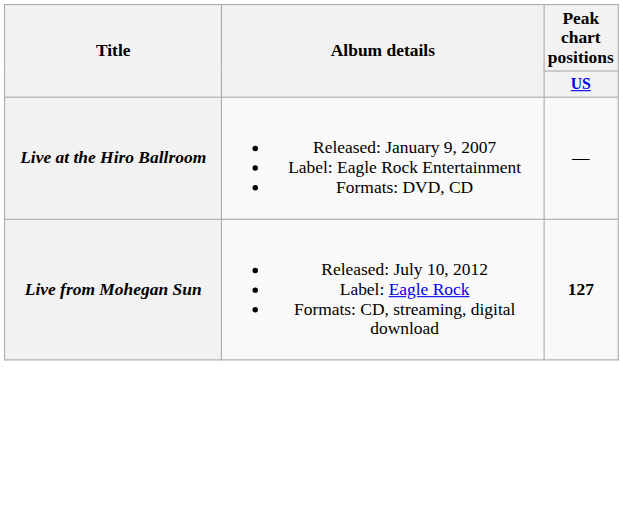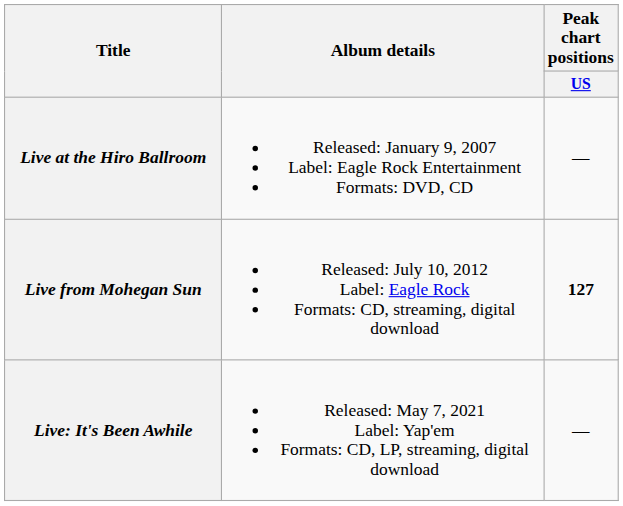+ row: (113, 430)
